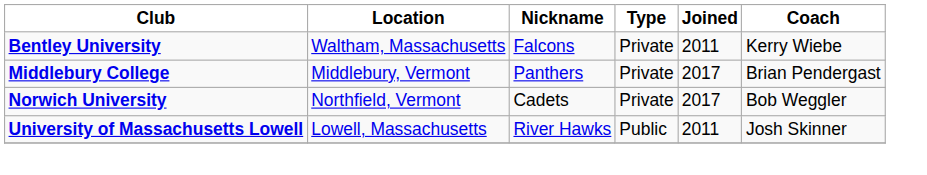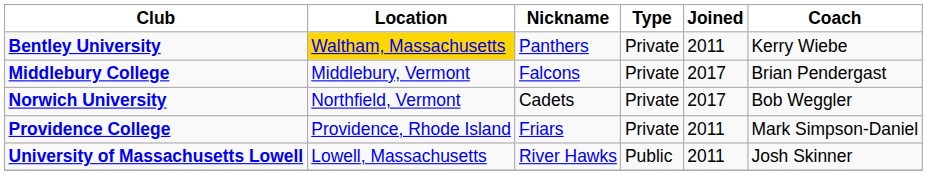(408, 45) no background -> (408, 45) gold background
(544, 45) Falcons -> (554, 45) Panthers
(548, 73) Panthers -> (550, 73) Falcons
+ row: (89, 128)
